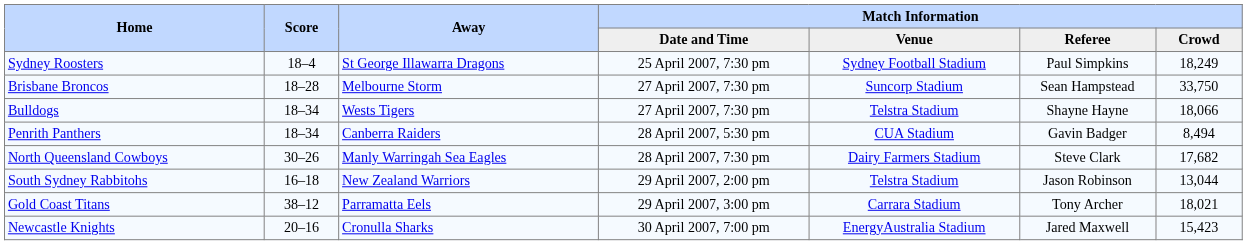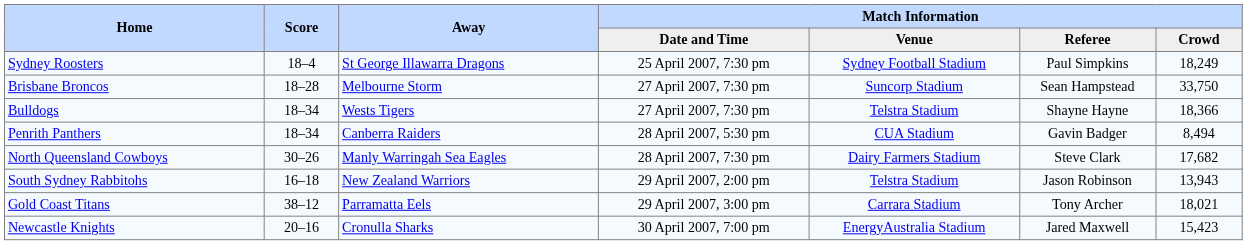(1199, 110) 18,066 -> (1199, 110) 18,366
(1199, 180) 13,044 -> (1199, 180) 13,943
